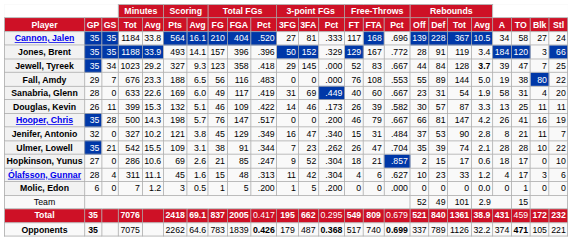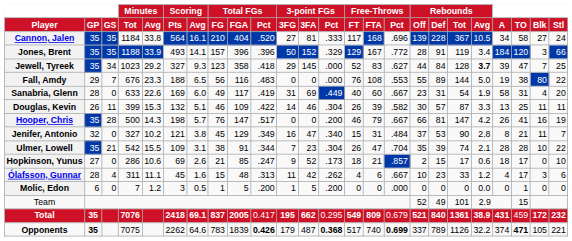(399, 66) .667 -> (399, 66) .627
(334, 107) .173 -> (334, 107) .304
(334, 148) .262 -> (334, 148) .304
(334, 161) .304 -> (334, 161) .173
(334, 175) .304 -> (334, 175) .262
(399, 175) .627 -> (399, 175) .667
